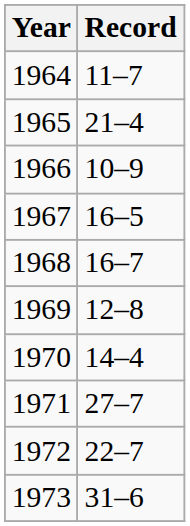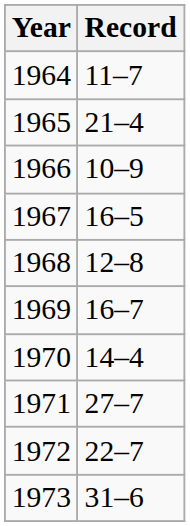(114, 262) 16–7 -> (114, 262) 12–8
(114, 309) 12–8 -> (114, 309) 16–7
